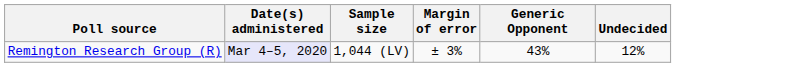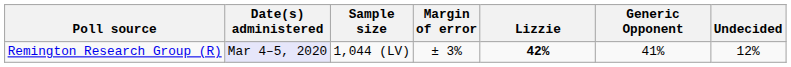+ column: (538, 30)
(538, 52) 43% -> (653, 52) 41%
